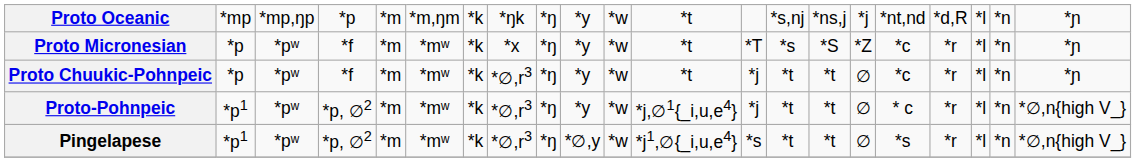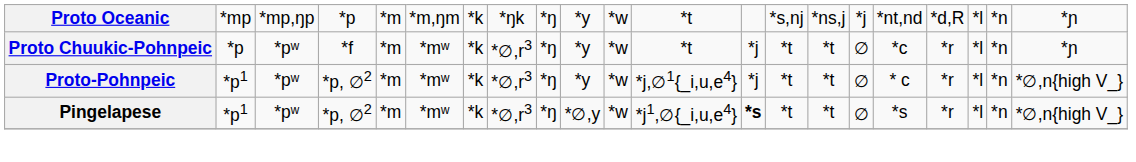- row: (110, 45)
(754, 140) normal -> (753, 113) bold
